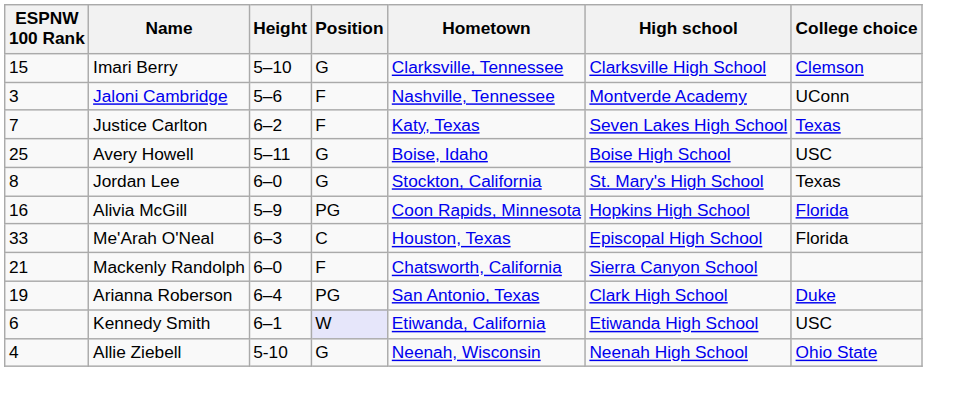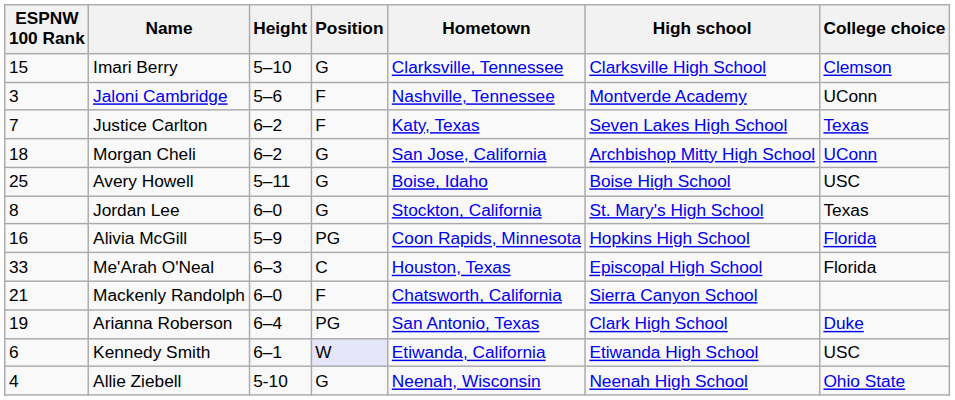+ row: (144, 153)
